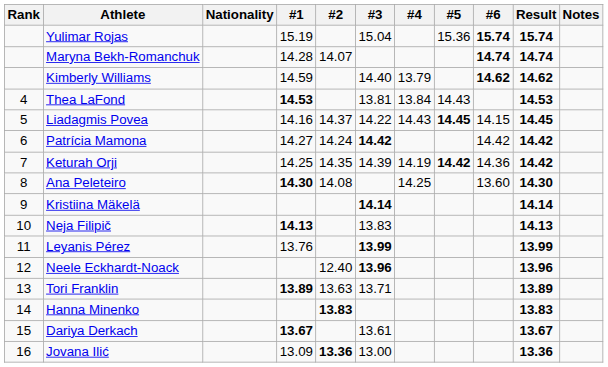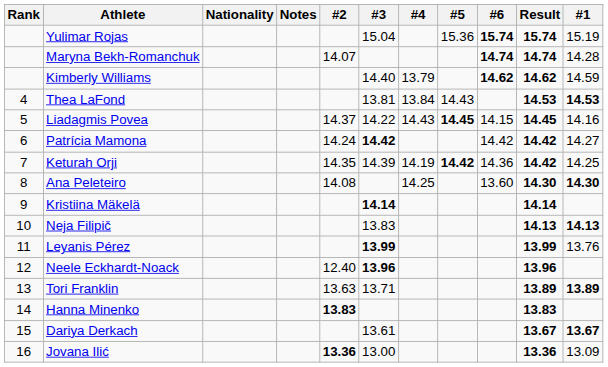columns swapped: (296, 15) <-> (581, 15)
